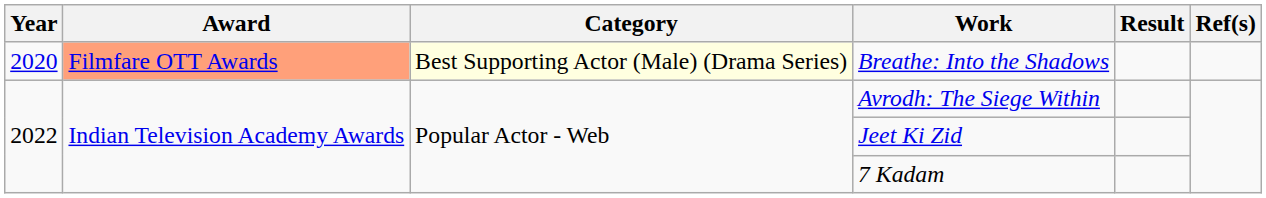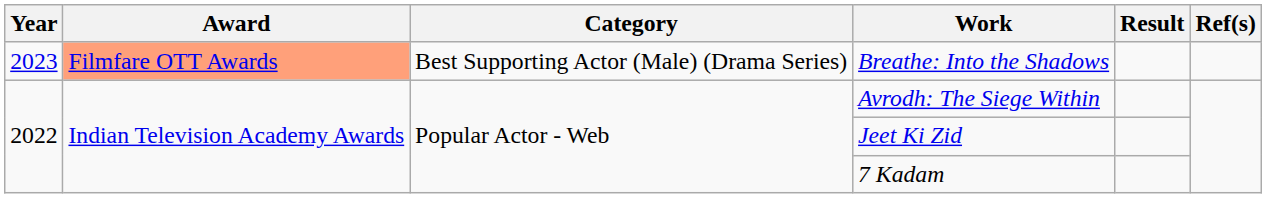(34, 60) 2020 -> (34, 60) 2023
(631, 60) lightyellow background -> (631, 60) no background
